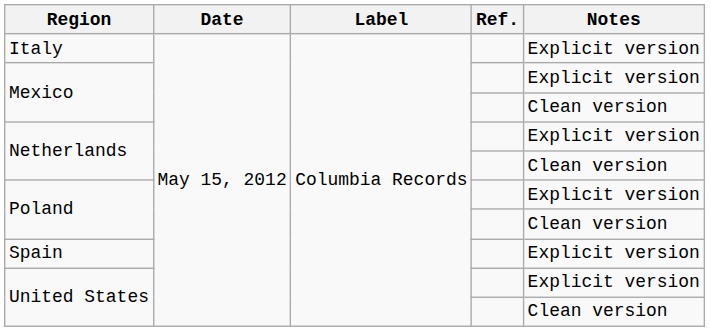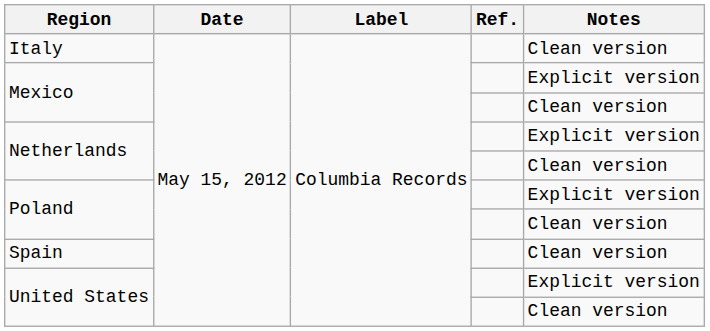(614, 49) Explicit version -> (598, 49) Clean version
(614, 253) Explicit version -> (598, 253) Clean version
